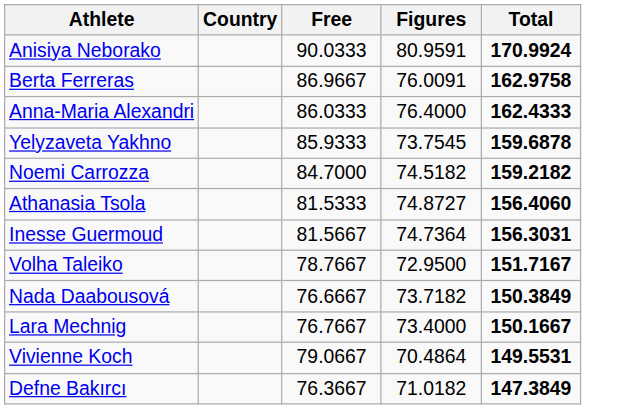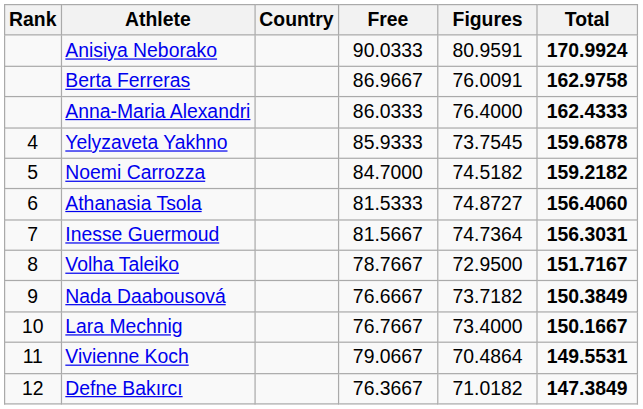+ column: (33, 19)
